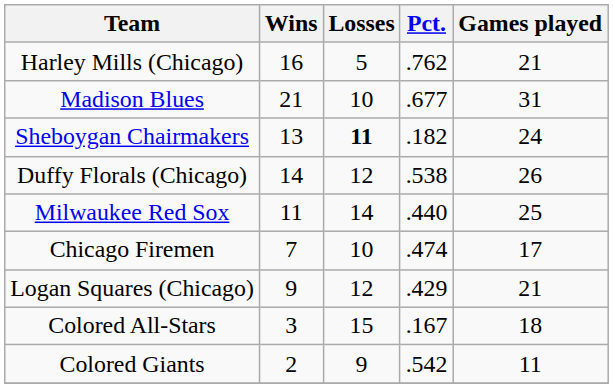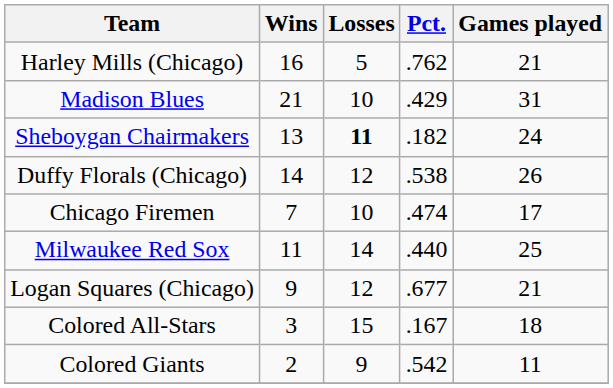(427, 99) .677 -> (427, 99) .429
rows swapped: (132, 250) <-> (132, 212)
(427, 288) .429 -> (427, 288) .677
